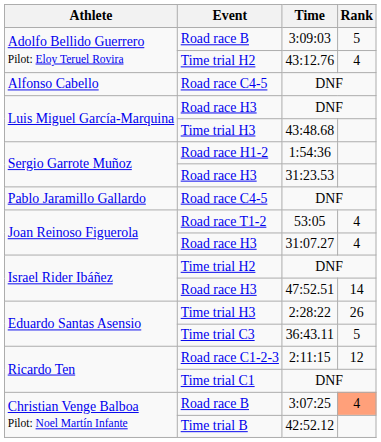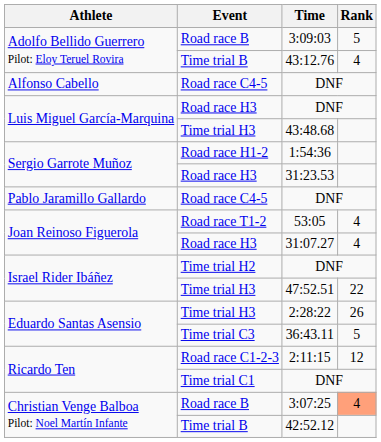(218, 61) Time trial H2 -> (214, 61) Time trial B
(219, 289) Road race H3 -> (218, 289) Time trial H3
(357, 289) 14 -> (357, 289) 22
